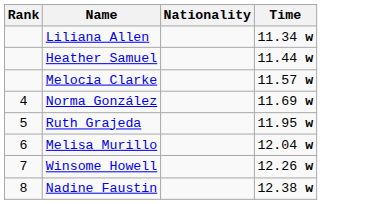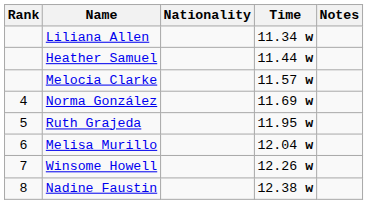+ column: (339, 15)
